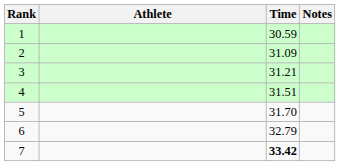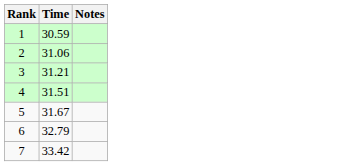- column: (153, 14)
(283, 53) 31.09 -> (56, 53) 31.06
(283, 111) 31.70 -> (56, 111) 31.67
(283, 151) bold -> (56, 151) normal
